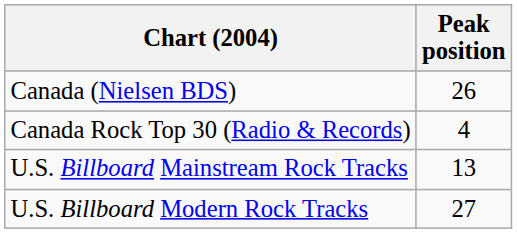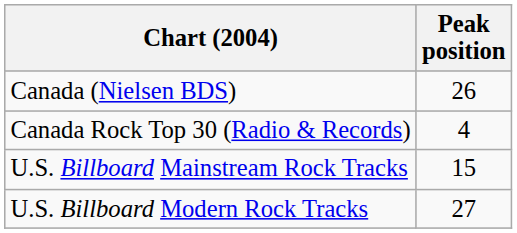(464, 168) 13 -> (464, 168) 15
